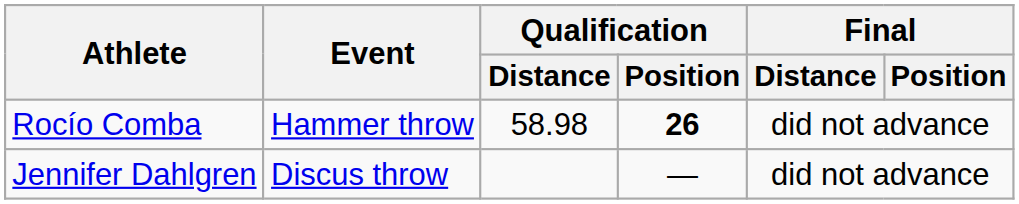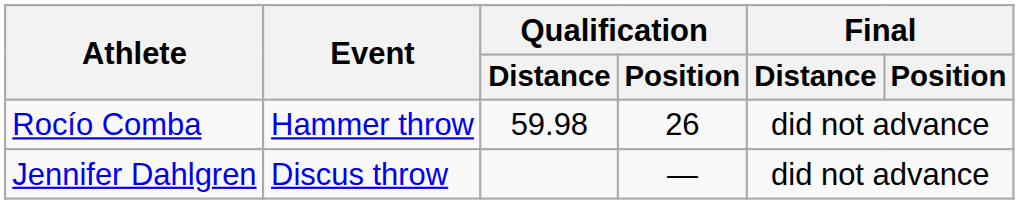(549, 125) 58.98 -> (549, 125) 59.98
(682, 125) bold -> (682, 125) normal
